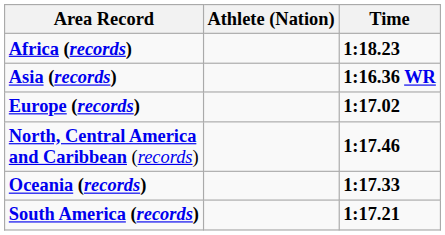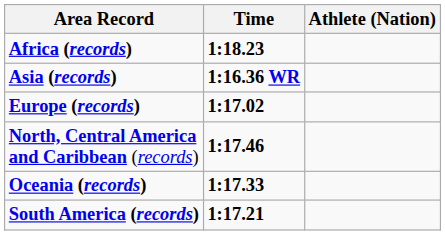columns swapped: (271, 19) <-> (389, 19)
